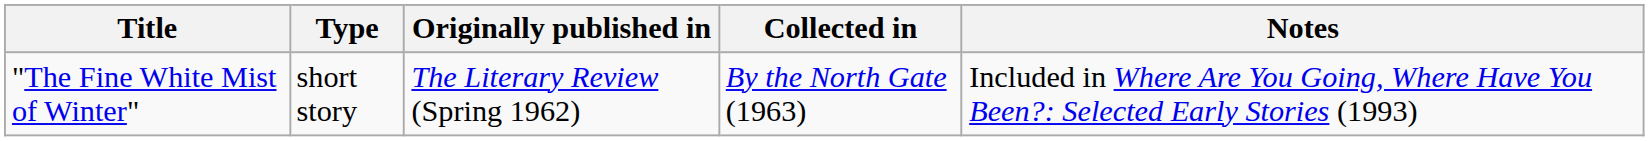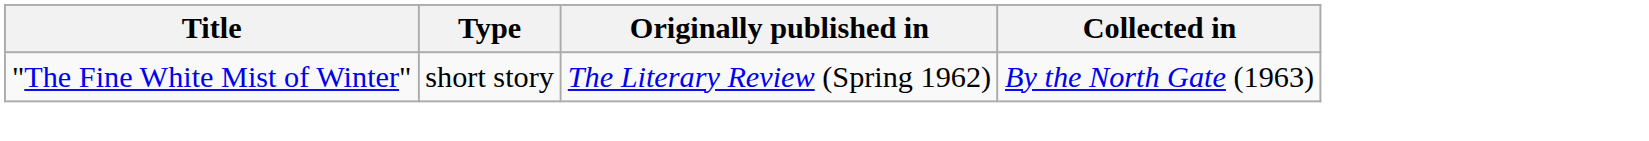- column: (1303, 28)
